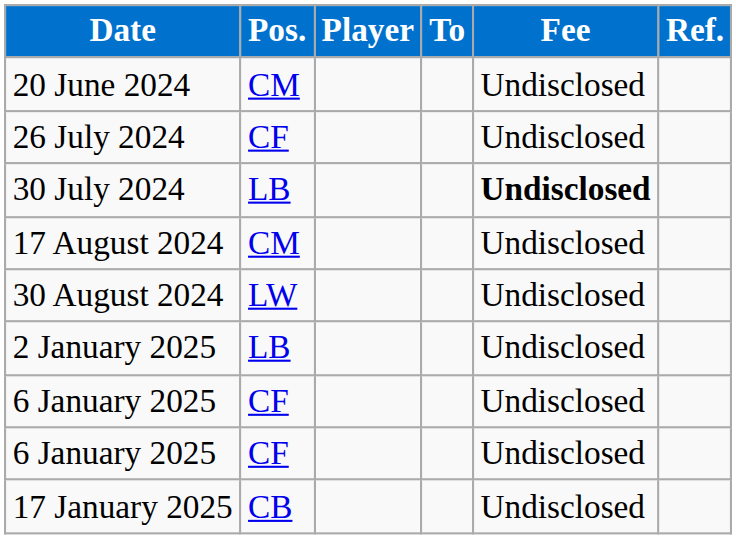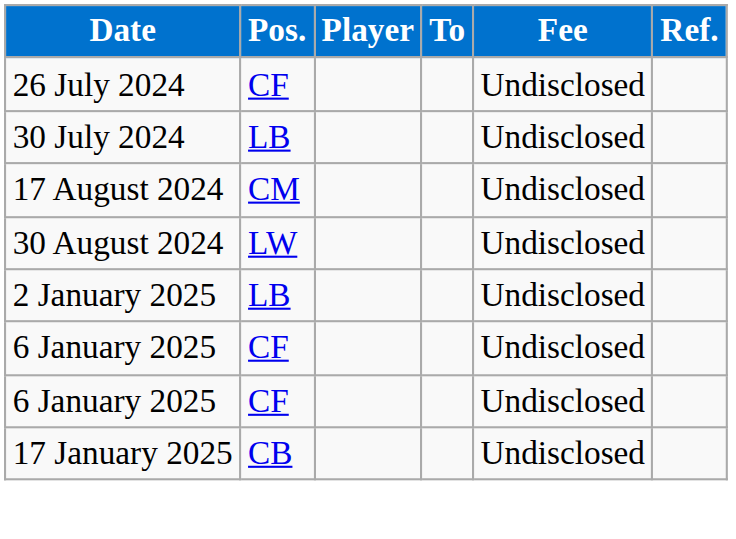- row: (101, 83)
(566, 189) bold -> (563, 136) normal
